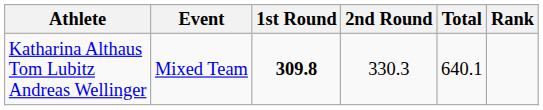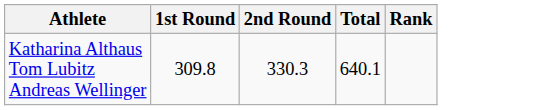- column: (201, 19)
(297, 68) bold -> (195, 68) normal
